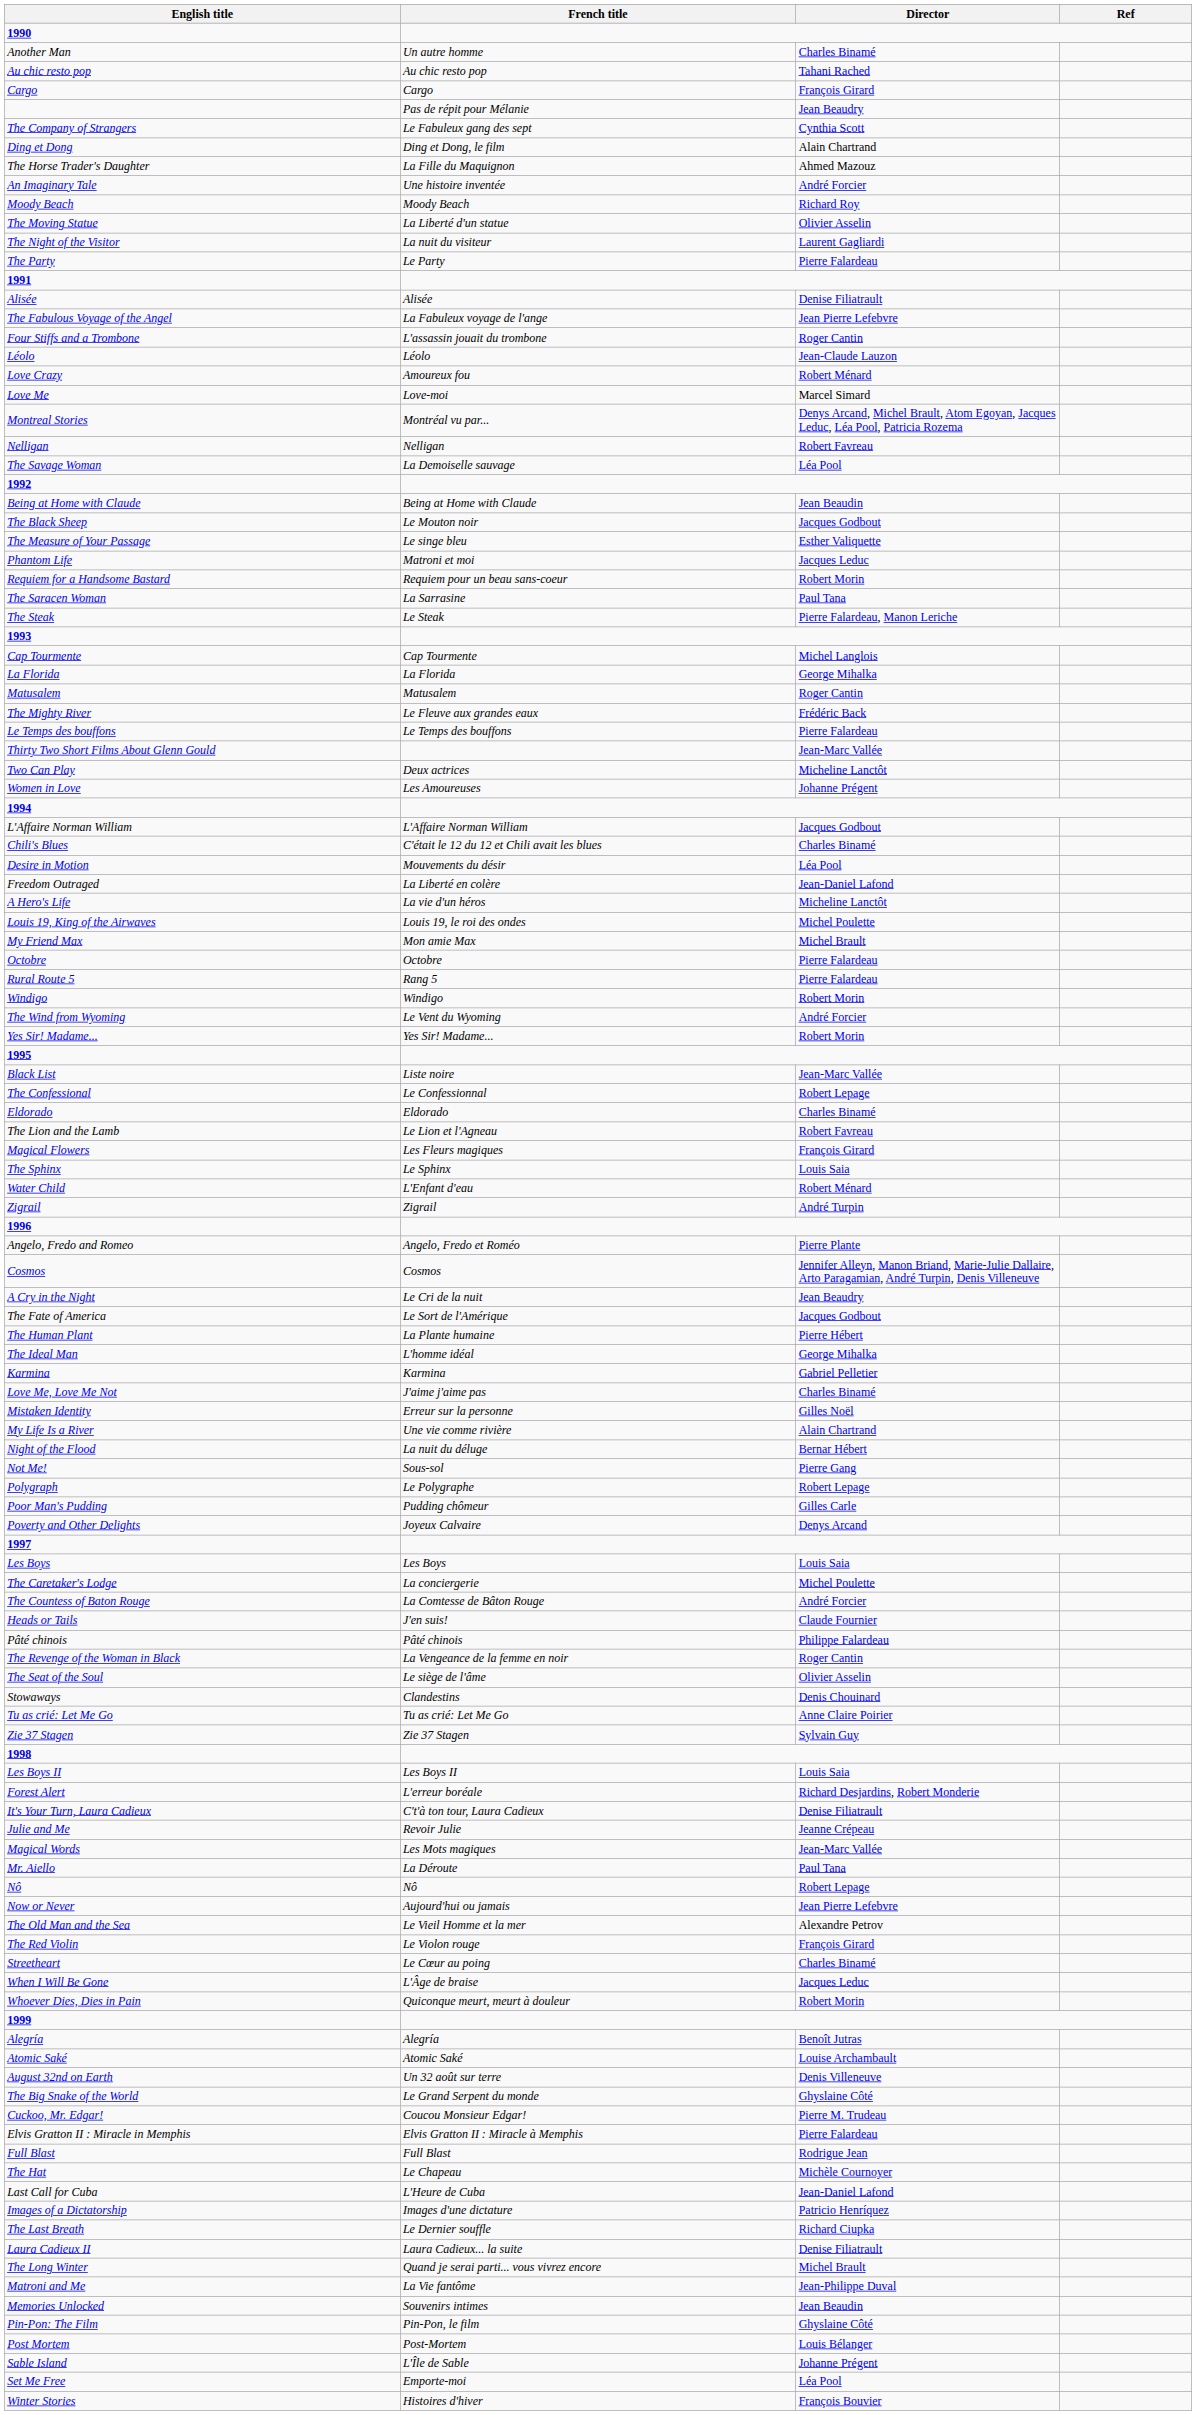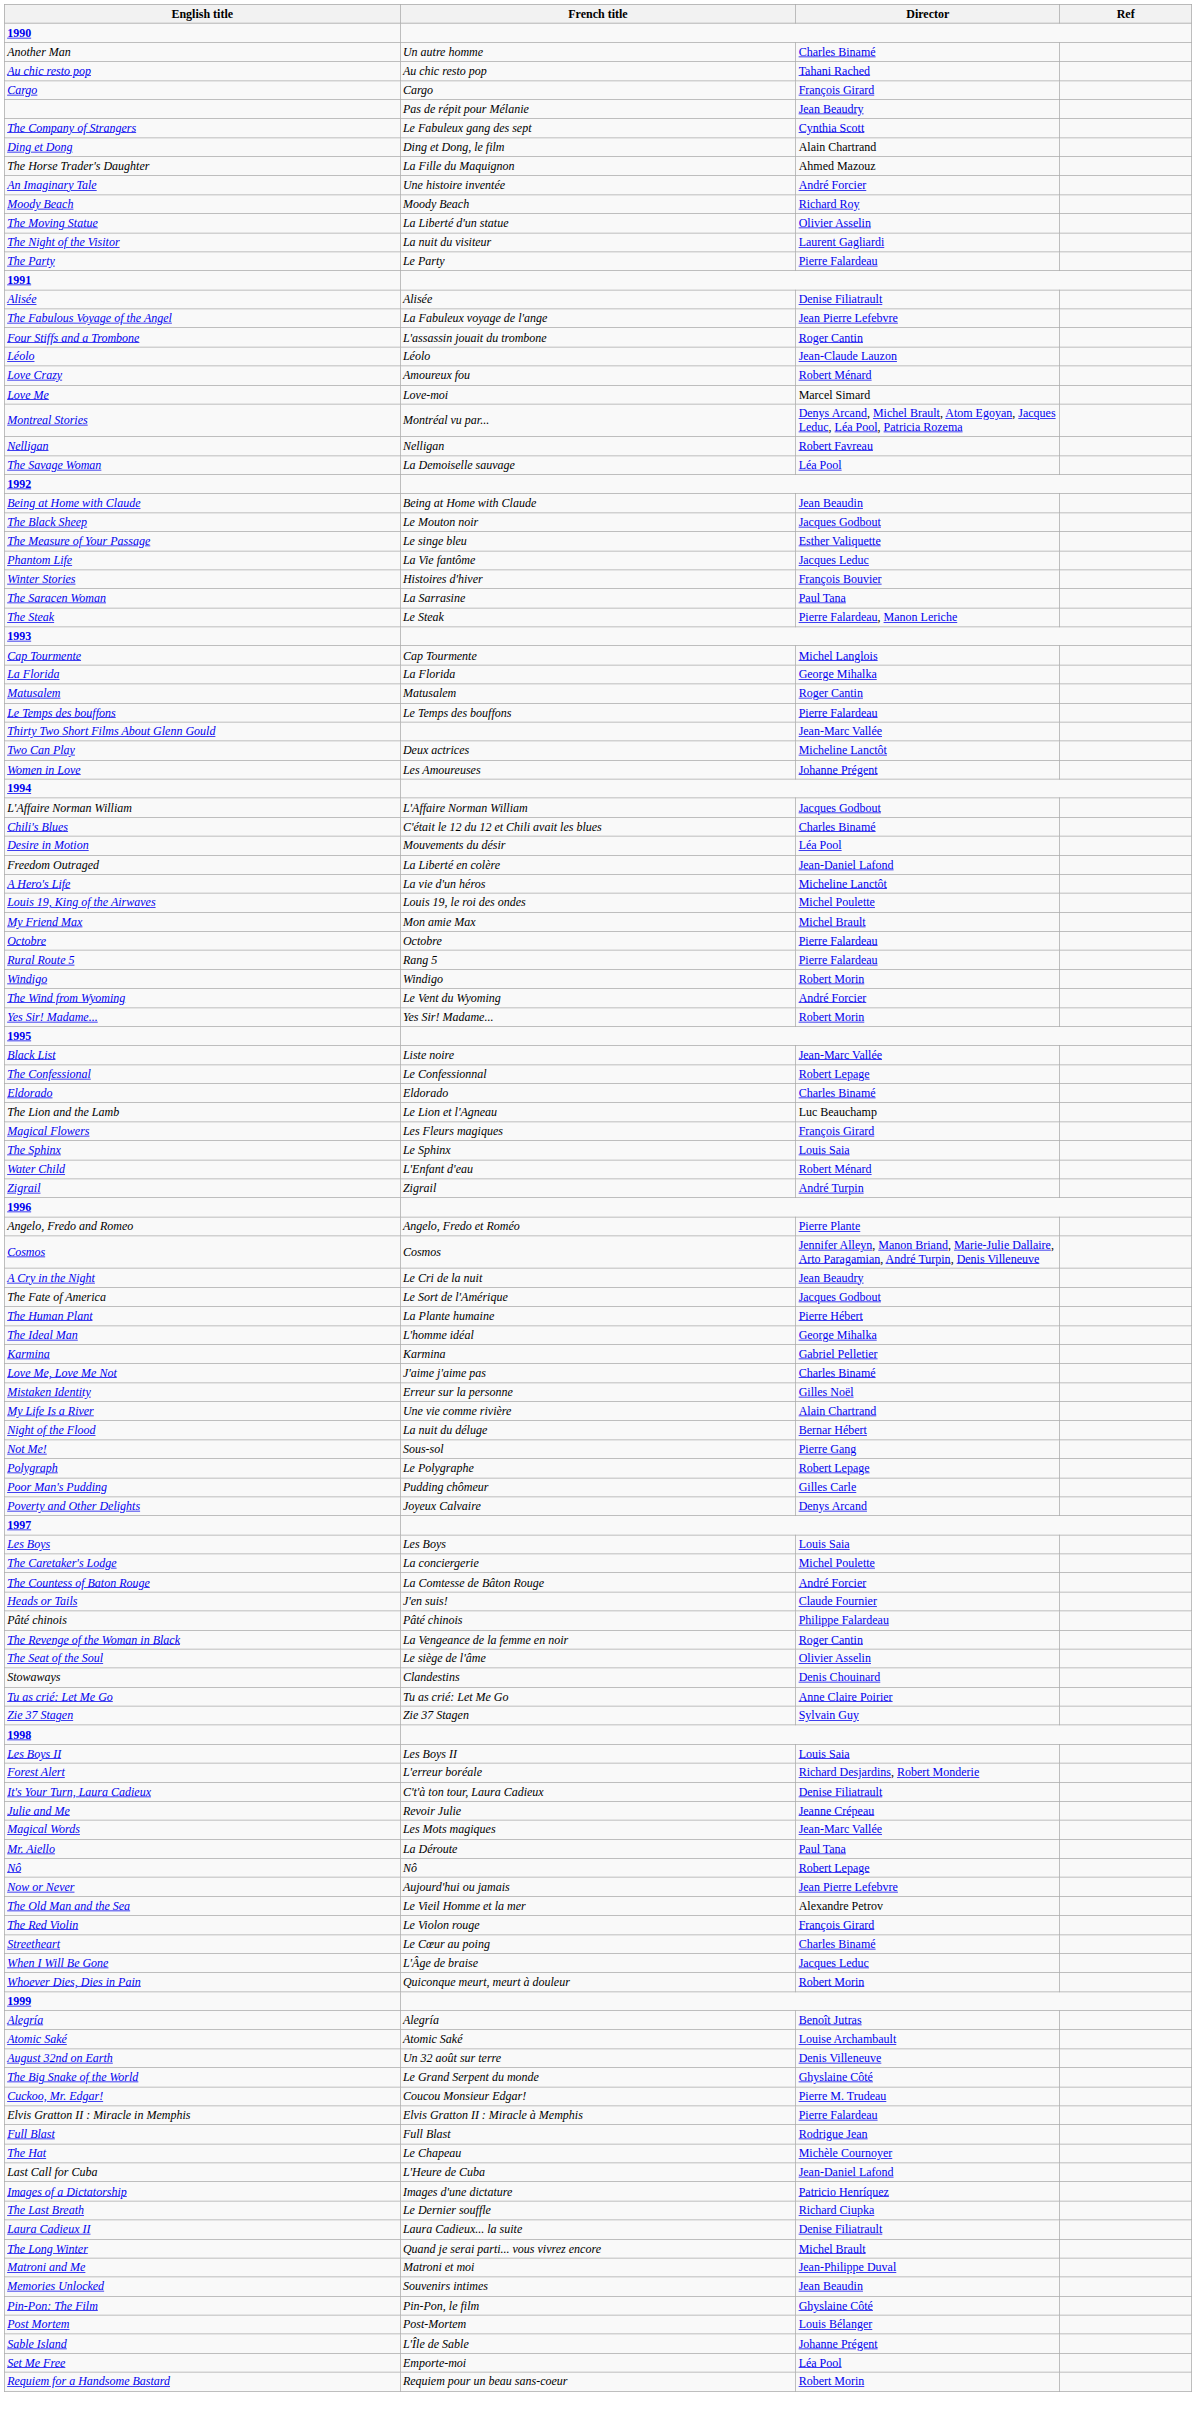(439, 560) Matroni et moi -> (439, 560) La Vie fantôme
rows swapped: (89, 579) <-> (41, 2400)
- row: (49, 712)
(836, 1131) Robert Favreau -> (838, 1112) Luc Beauchamp
(439, 2286) La Vie fantôme -> (439, 2267) Matroni et moi
